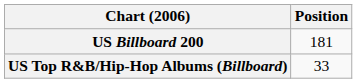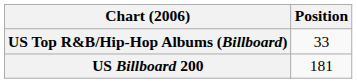rows swapped: (148, 41) <-> (148, 66)
